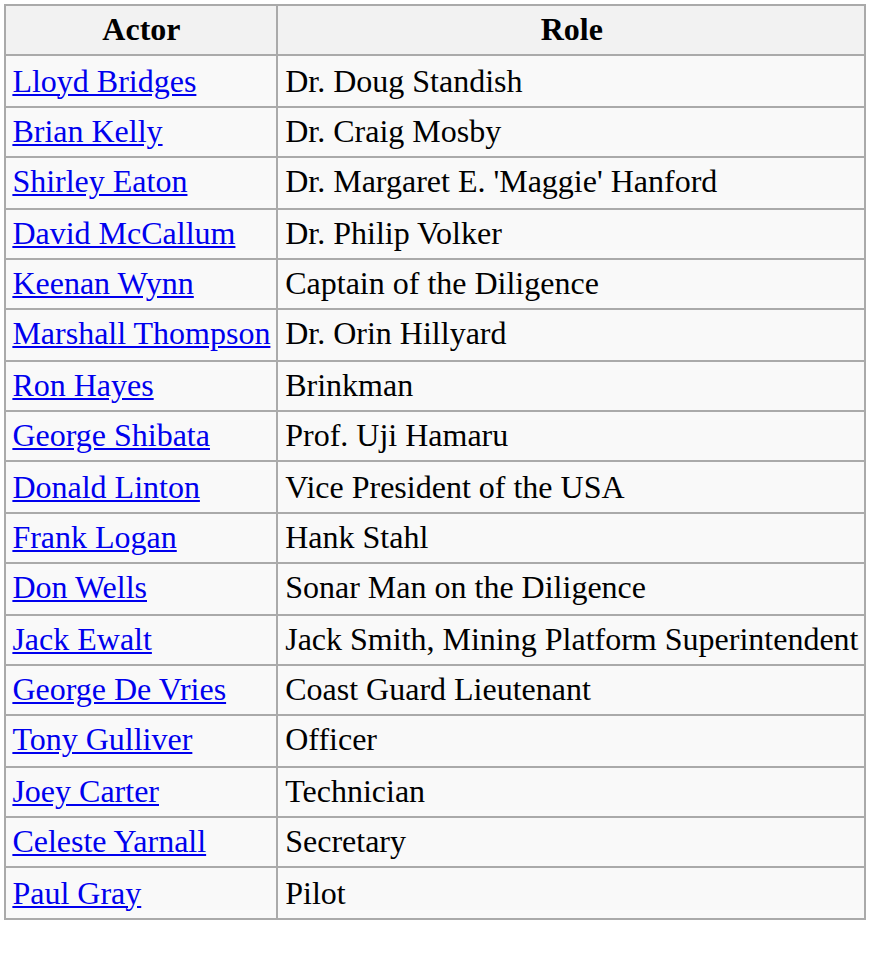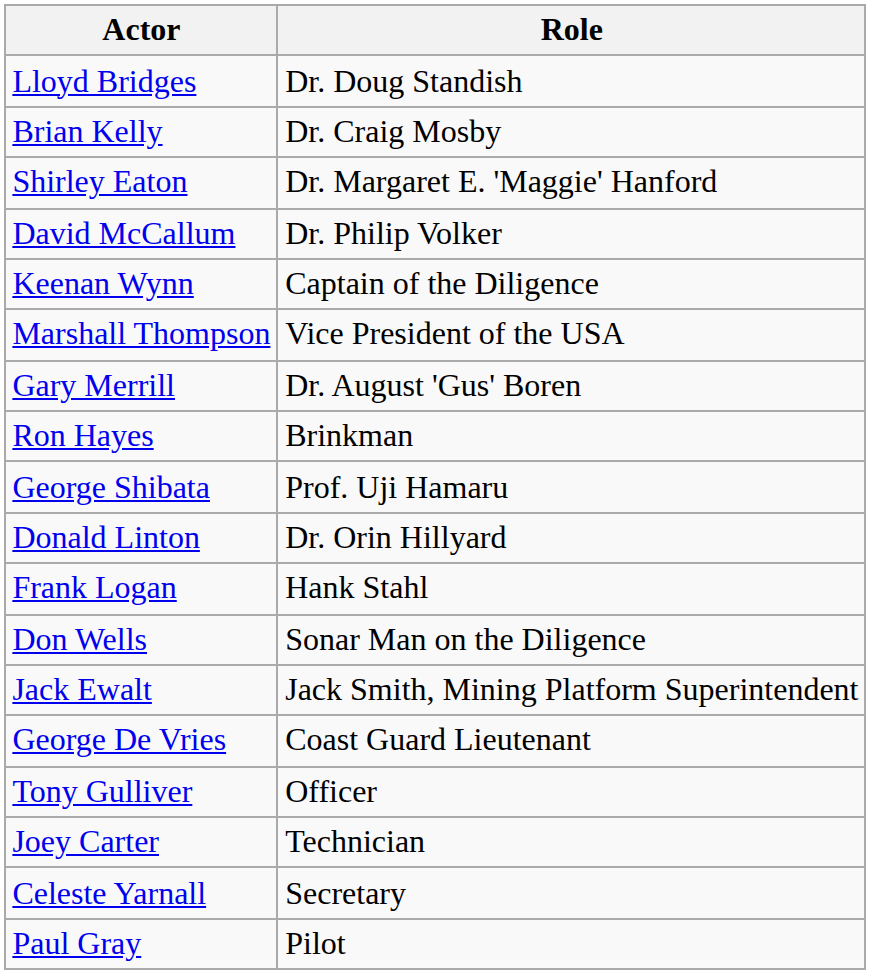(396, 334) Dr. Orin Hillyard -> (455, 334) Vice President of the USA
+ row: (94, 385)
(455, 486) Vice President of the USA -> (396, 537) Dr. Orin Hillyard
